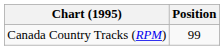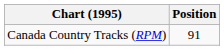(194, 34) 99 -> (194, 34) 91
